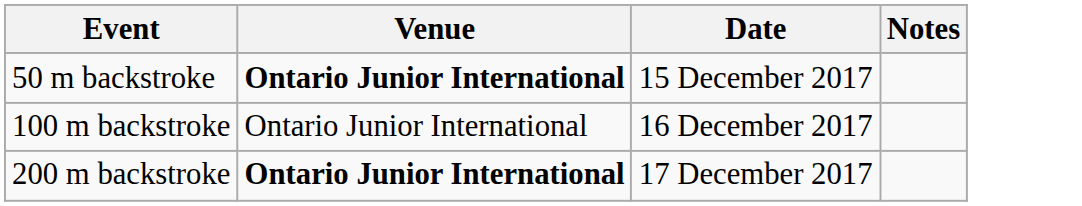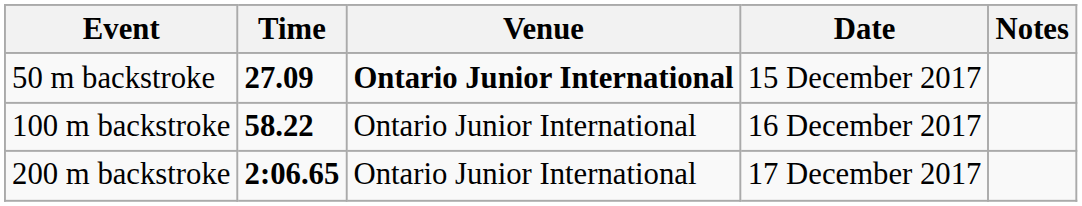+ column: (292, 28)
(435, 175) bold -> (525, 175) normal
